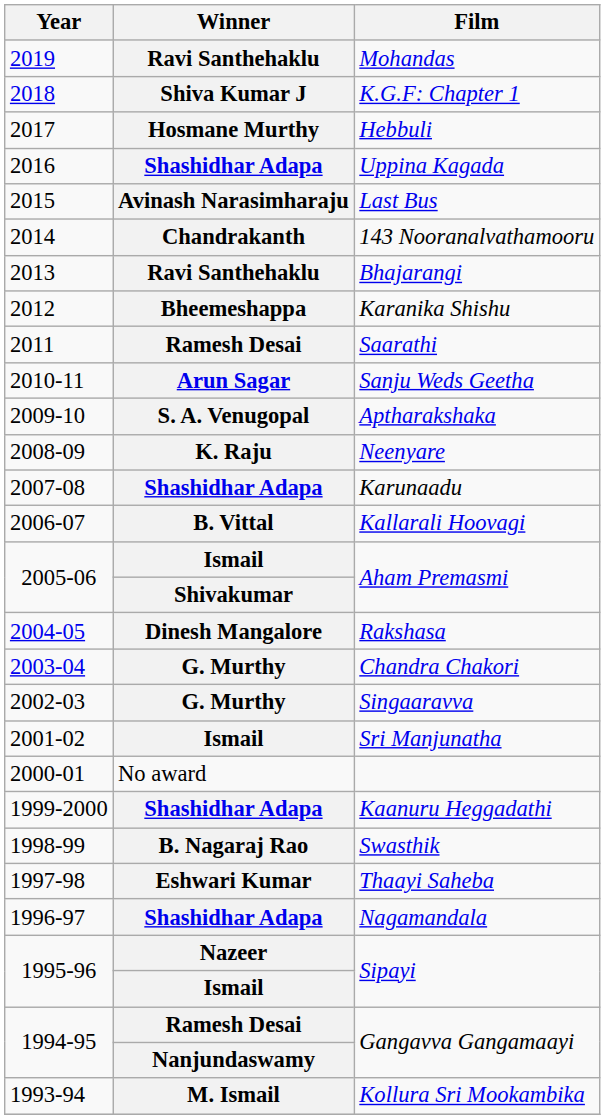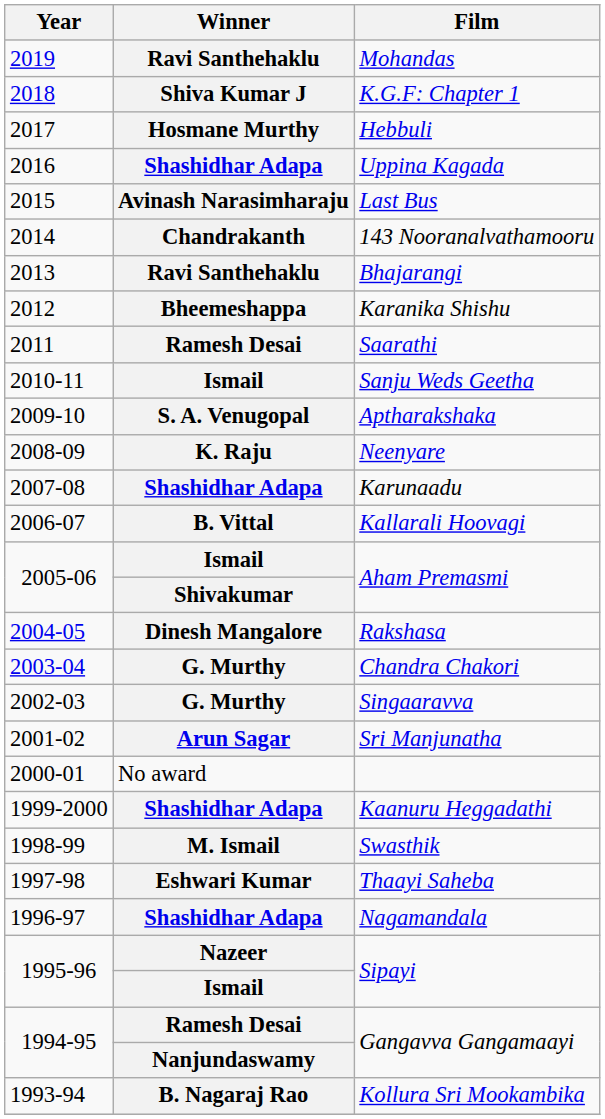(233, 380) Arun Sagar -> (233, 380) Ismail
(233, 737) Ismail -> (233, 737) Arun Sagar
(233, 845) B. Nagaraj Rao -> (233, 845) M. Ismail
(233, 1095) M. Ismail -> (233, 1095) B. Nagaraj Rao
